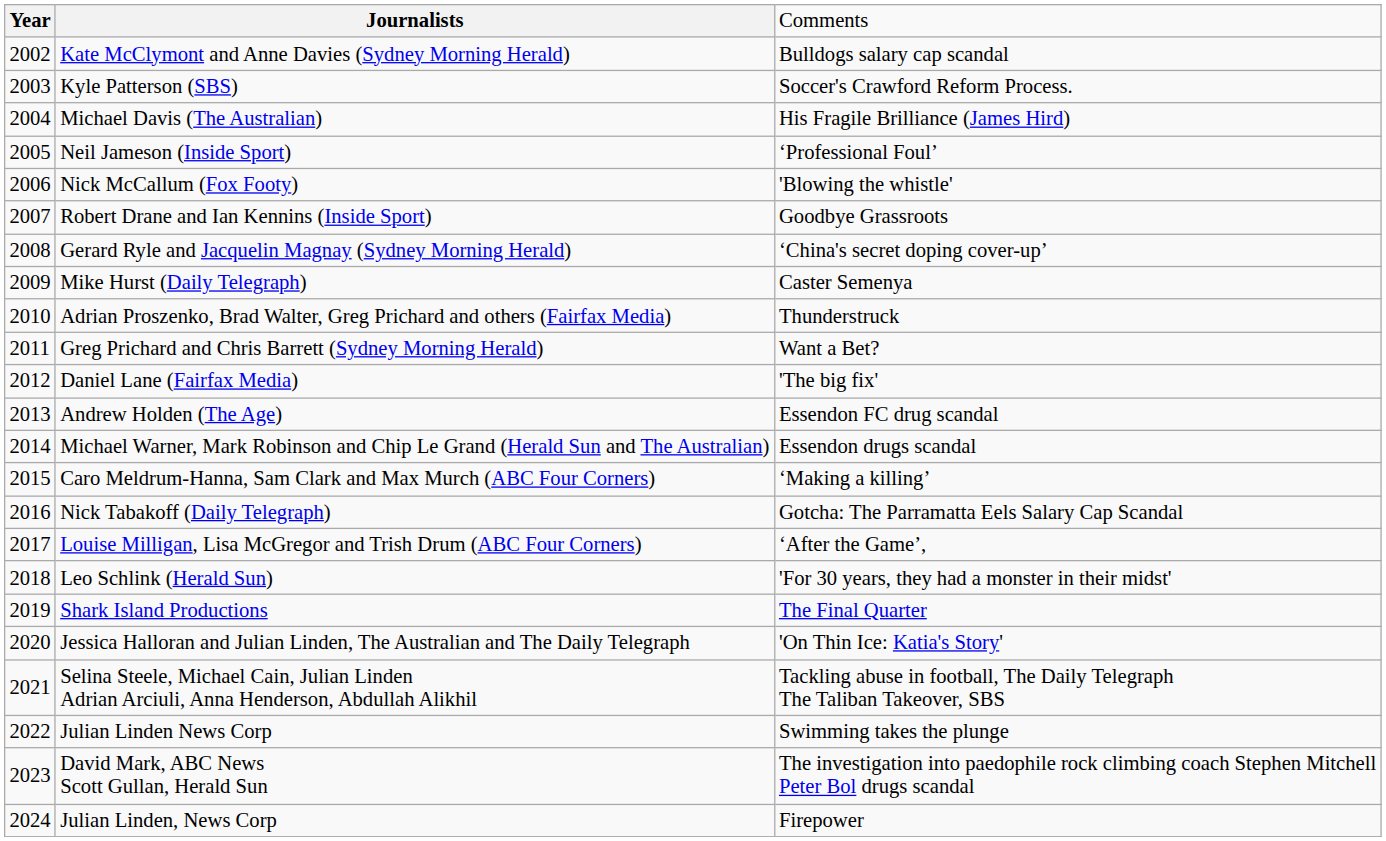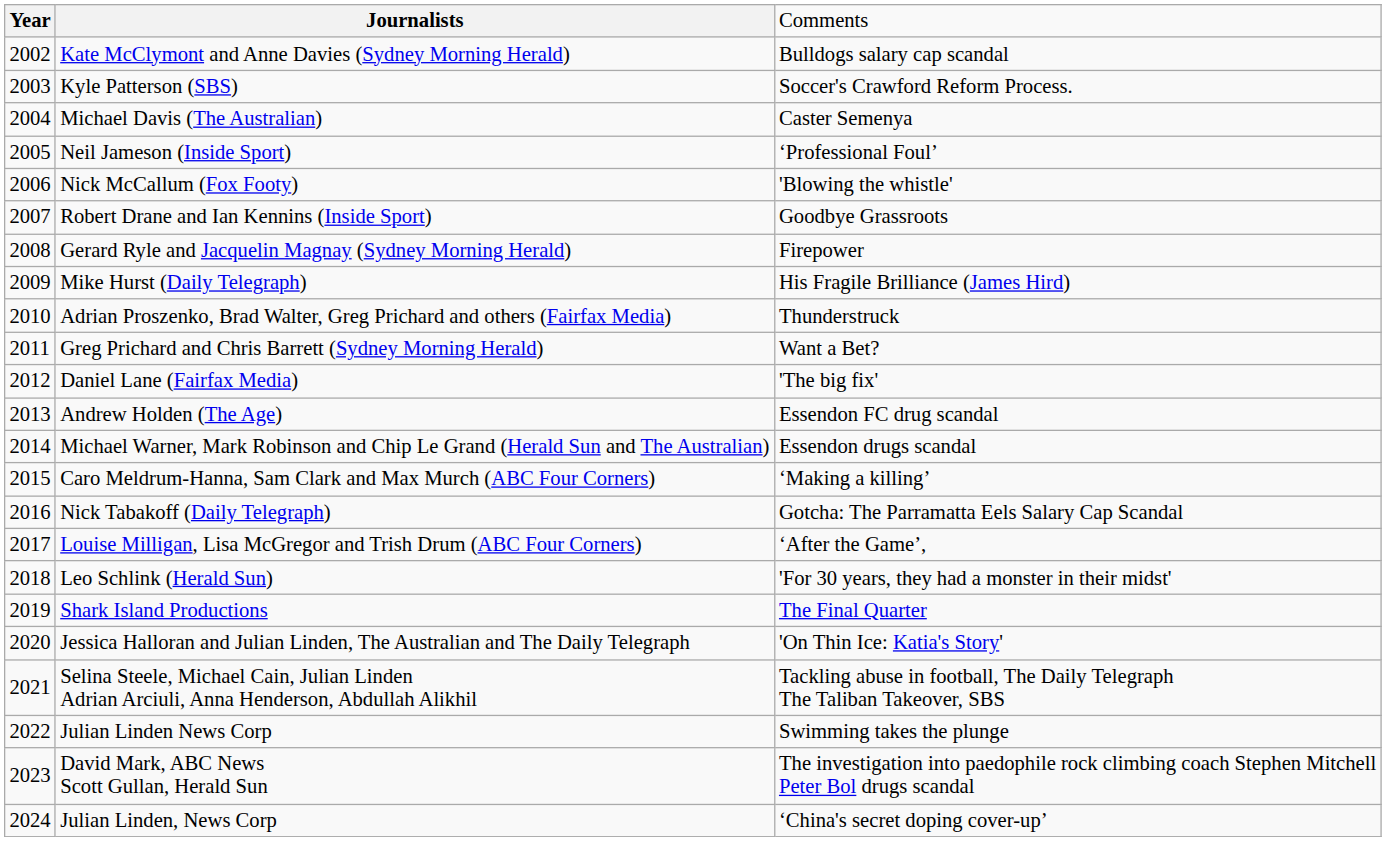(925, 119) His Fragile Brilliance (James Hird) -> (846, 119) Caster Semenya
(913, 250) ‘China's secret doping cover-up’ -> (821, 250) Firepower
(846, 282) Caster Semenya -> (925, 282) His Fragile Brilliance (James Hird)
(821, 820) Firepower -> (913, 820) ‘China's secret doping cover-up’
